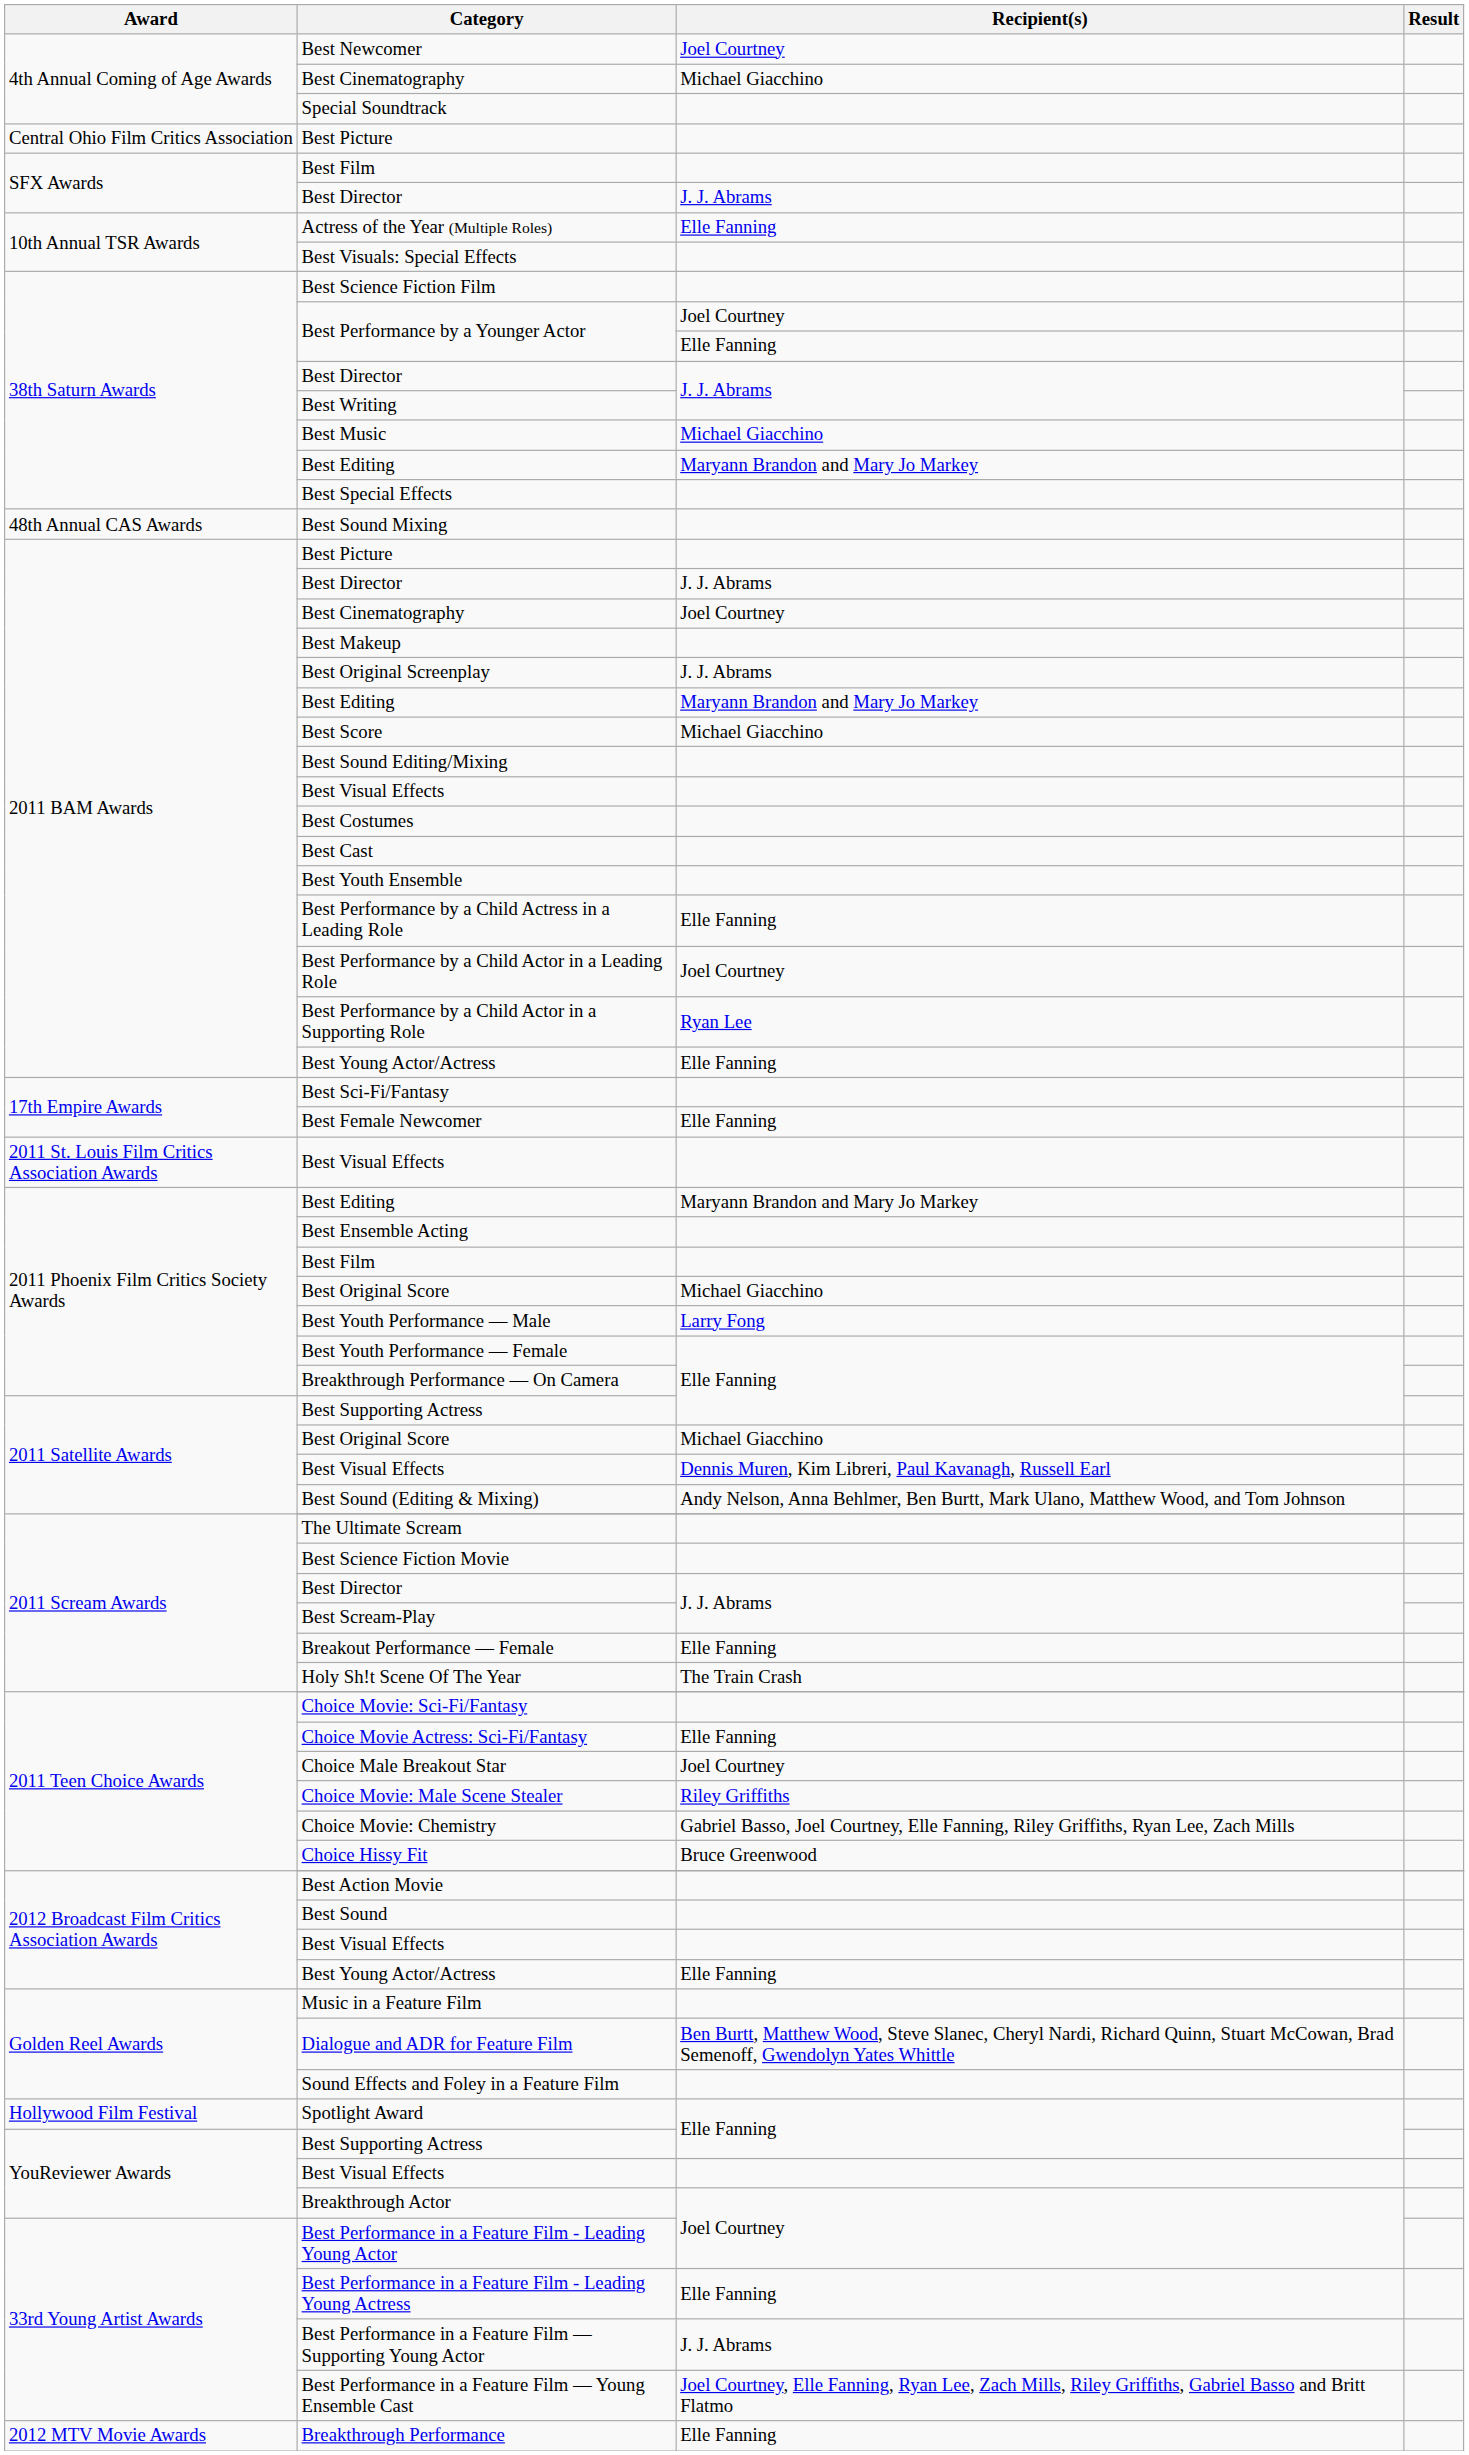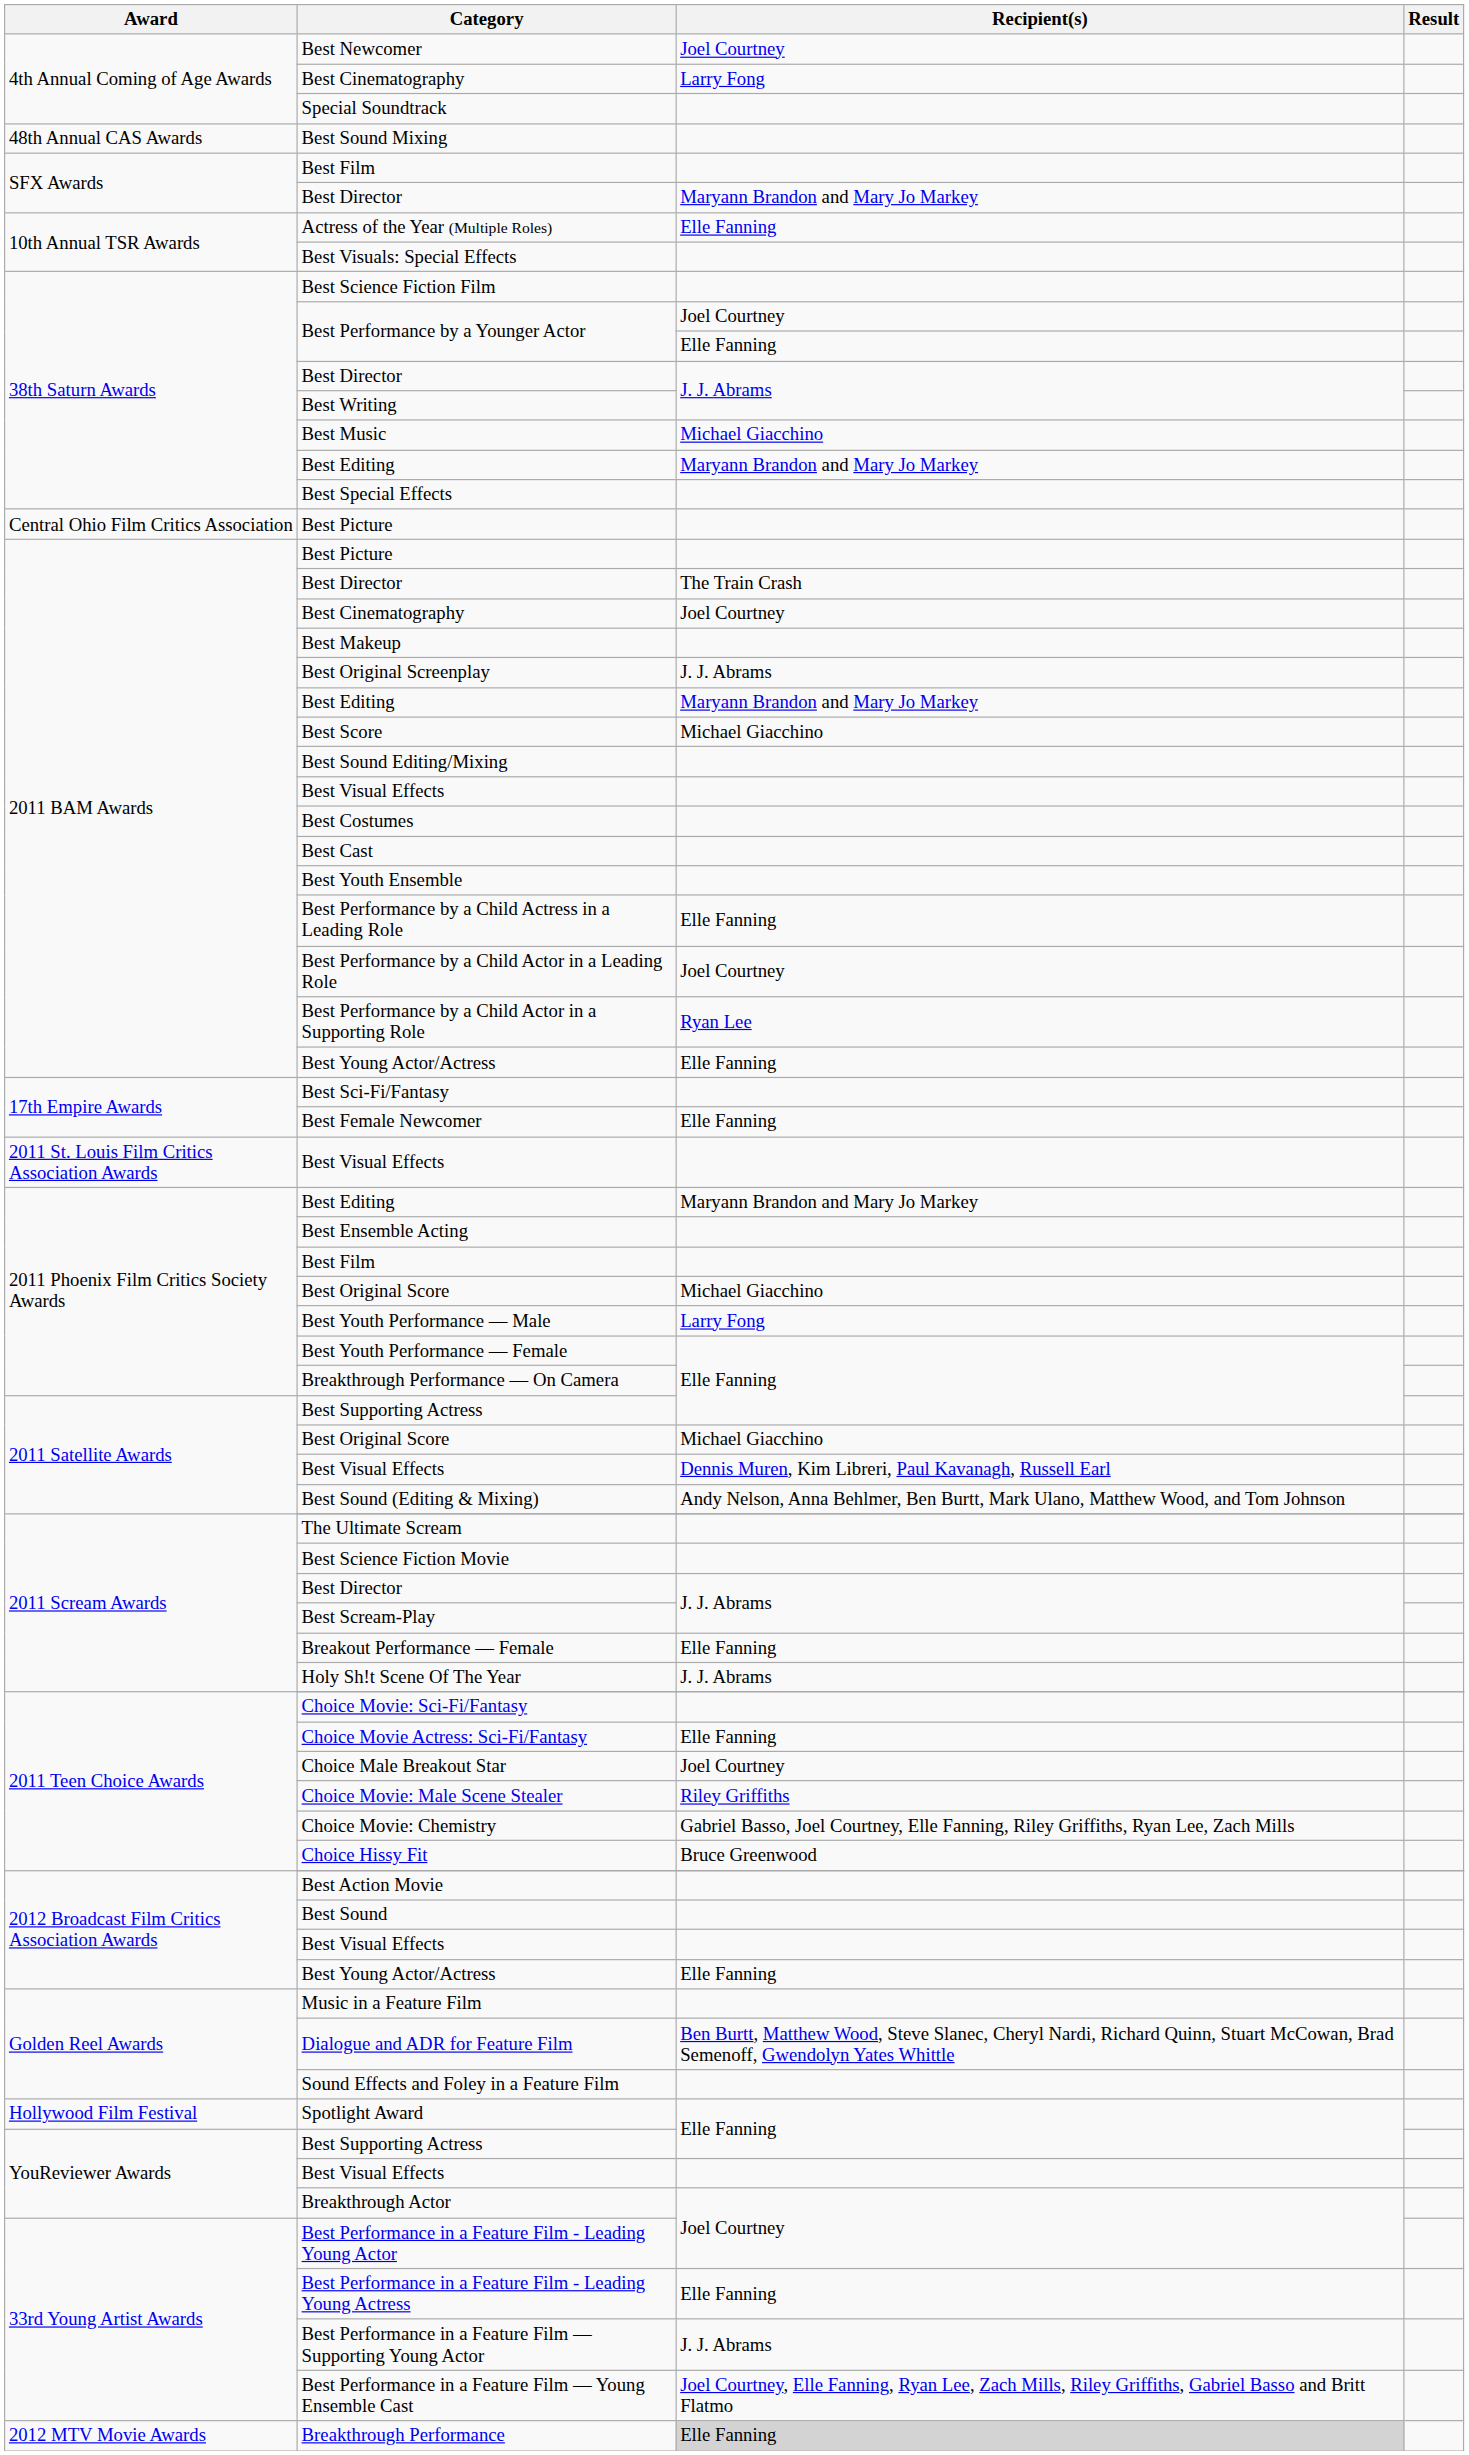(752, 78) Michael Giacchino -> (723, 78) Larry Fong
rows swapped: (151, 138) <-> (106, 524)
(726, 197) J. J. Abrams -> (829, 197) Maryann Brandon and Mary Jo Markey
(726, 583) J. J. Abrams -> (741, 583) The Train Crash
(741, 1677) The Train Crash -> (726, 1677) J. J. Abrams
(728, 2435) no background -> (728, 2435) lightgrey background
